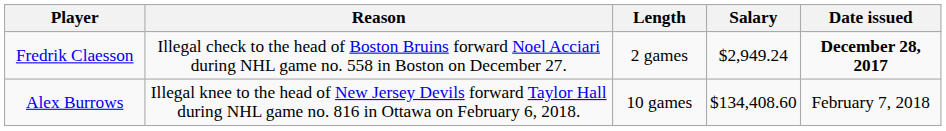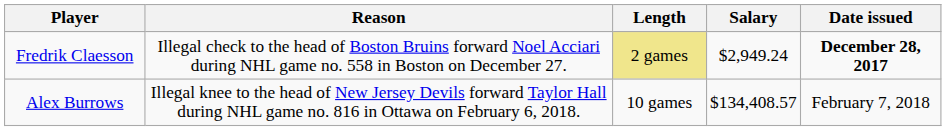(659, 55) no background -> (659, 55) khaki background
(753, 102) $134,408.60 -> (753, 102) $134,408.57
